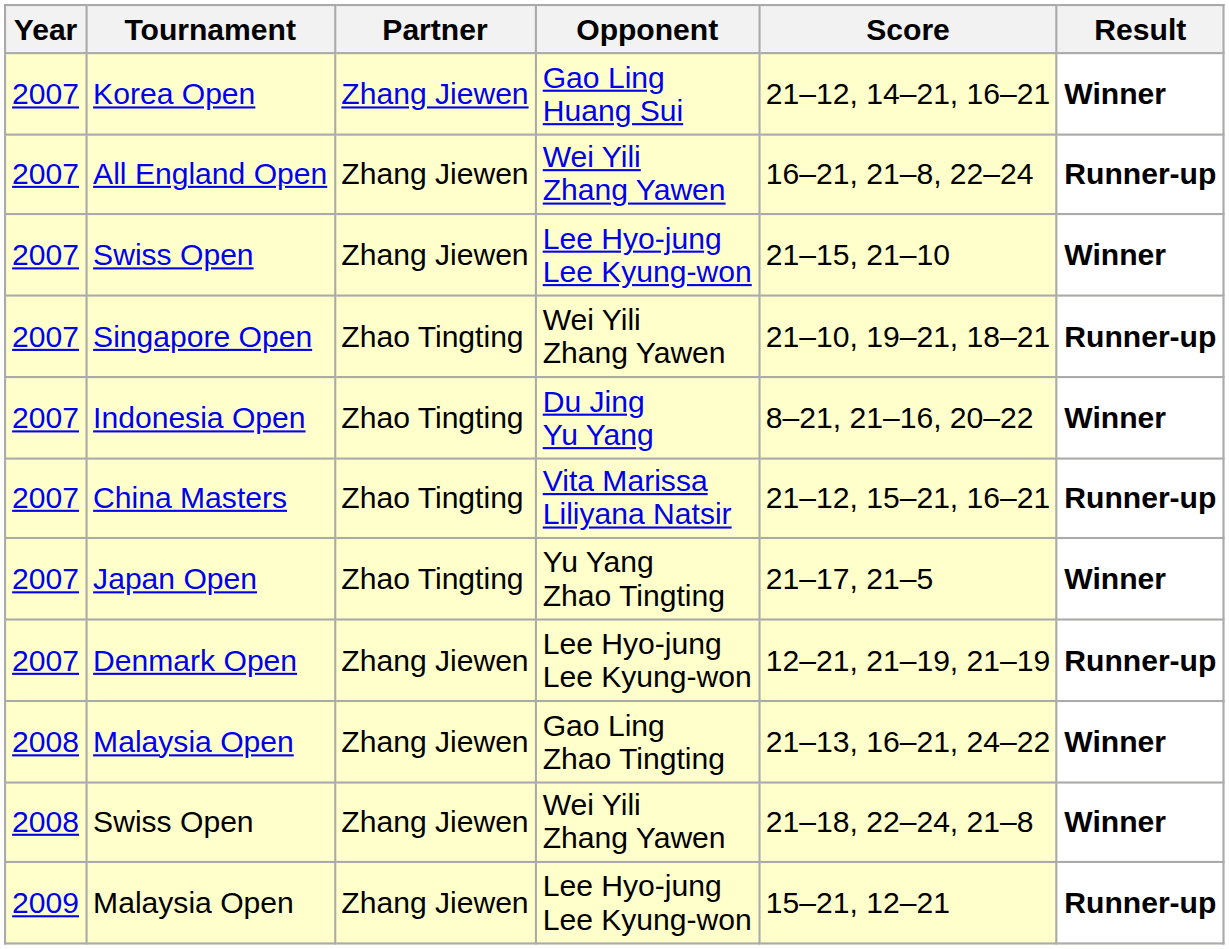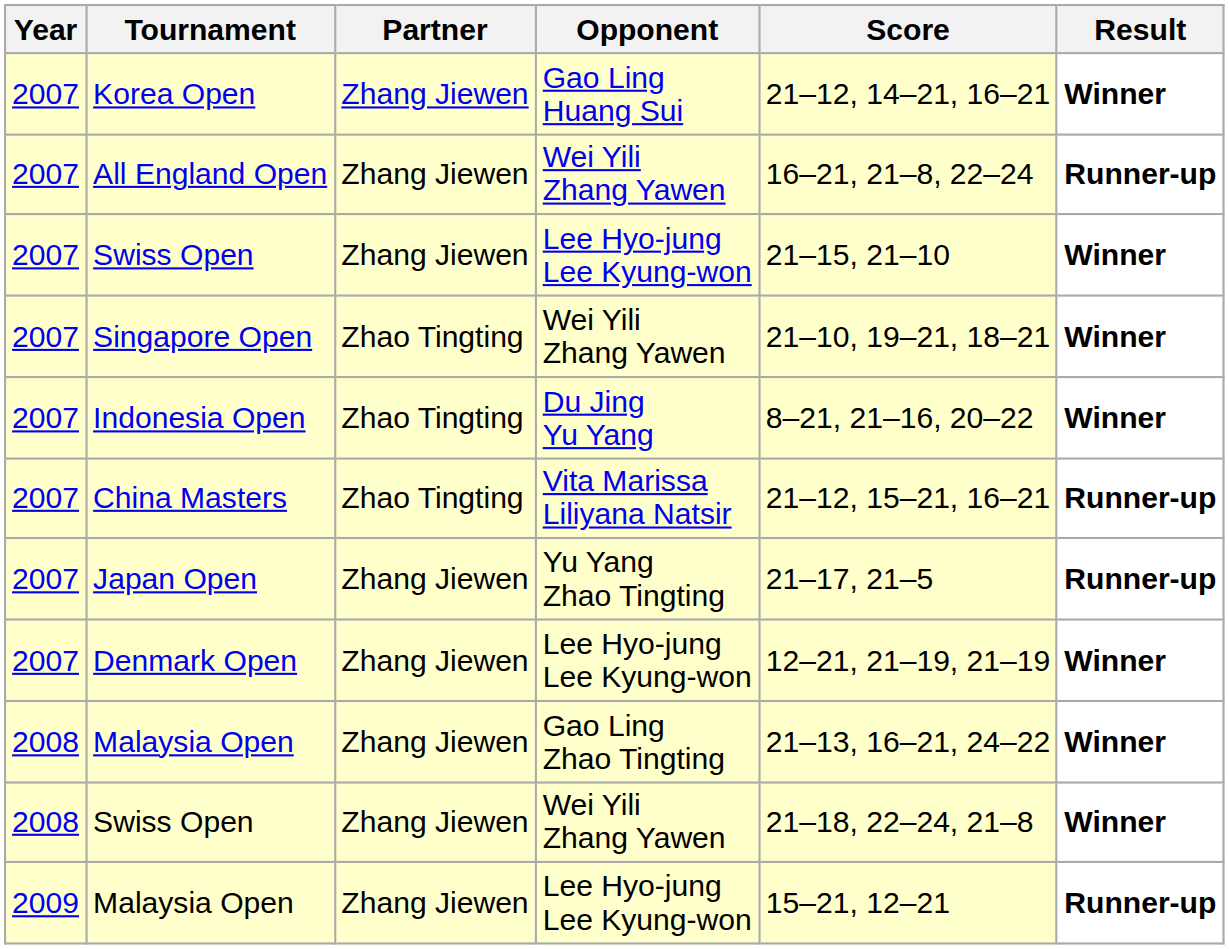(1140, 336) Runner-up -> (1115, 336) Winner
(432, 579) Zhao Tingting -> (435, 579) Zhang Jiewen
(1115, 579) Winner -> (1140, 579) Runner-up
(1140, 660) Runner-up -> (1115, 660) Winner
